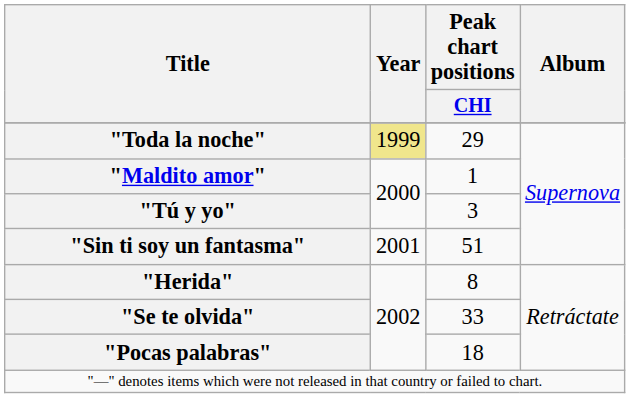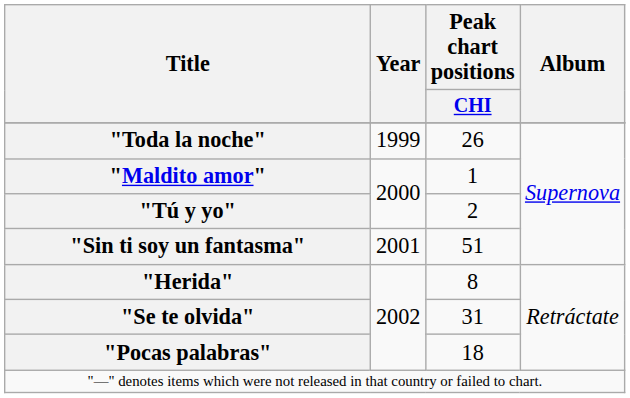(398, 140) khaki background -> (398, 140) no background
(473, 140) 29 -> (473, 140) 26
(473, 211) 3 -> (473, 211) 2
(473, 316) 33 -> (473, 316) 31
